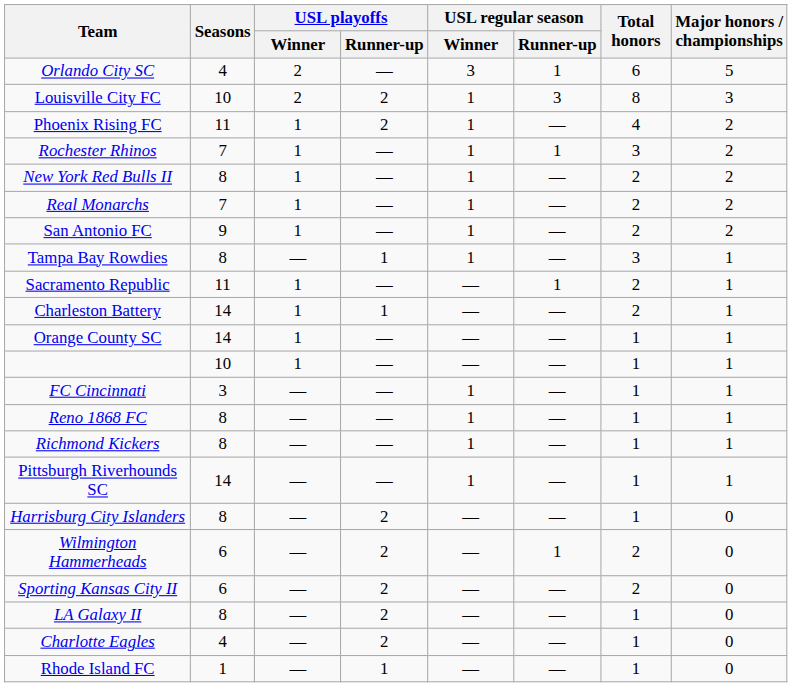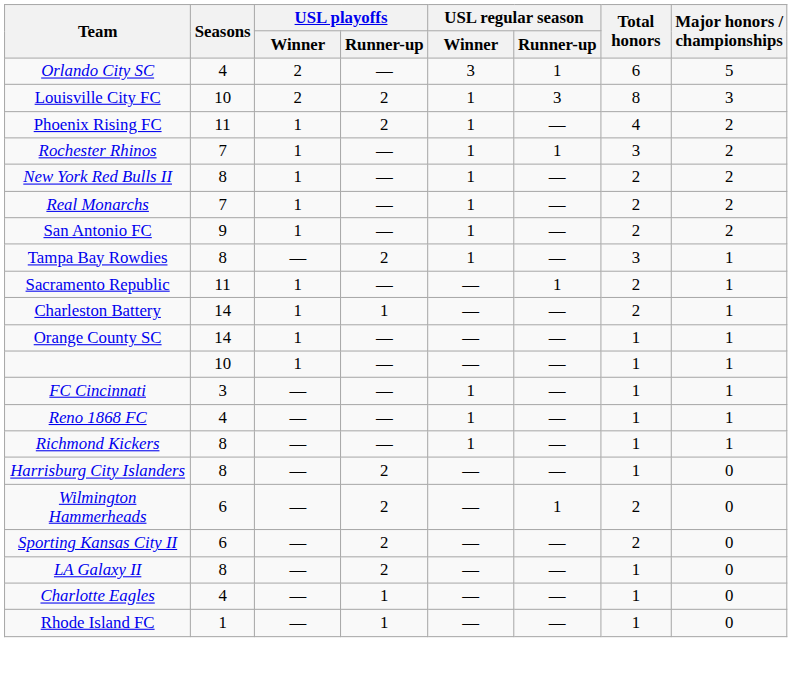(384, 257) 1 -> (384, 257) 2
(223, 417) 8 -> (223, 417) 4
- row: (98, 480)
(384, 641) 2 -> (384, 596) 1
